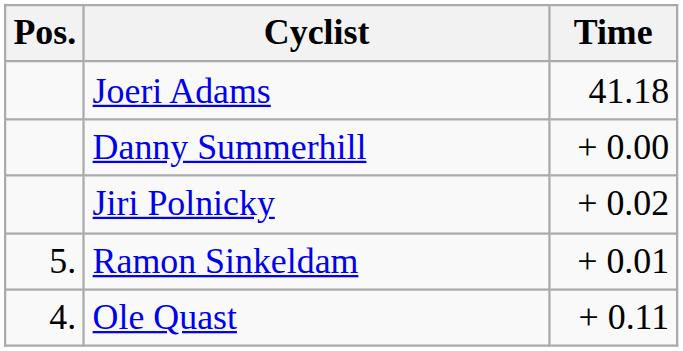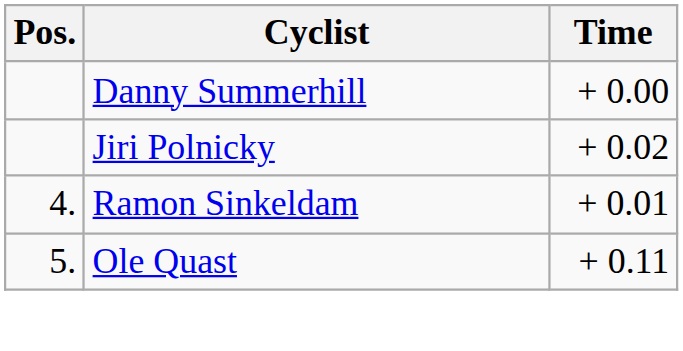- row: (182, 89)
(63, 260) 5. -> (63, 203) 4.
(63, 317) 4. -> (63, 260) 5.
